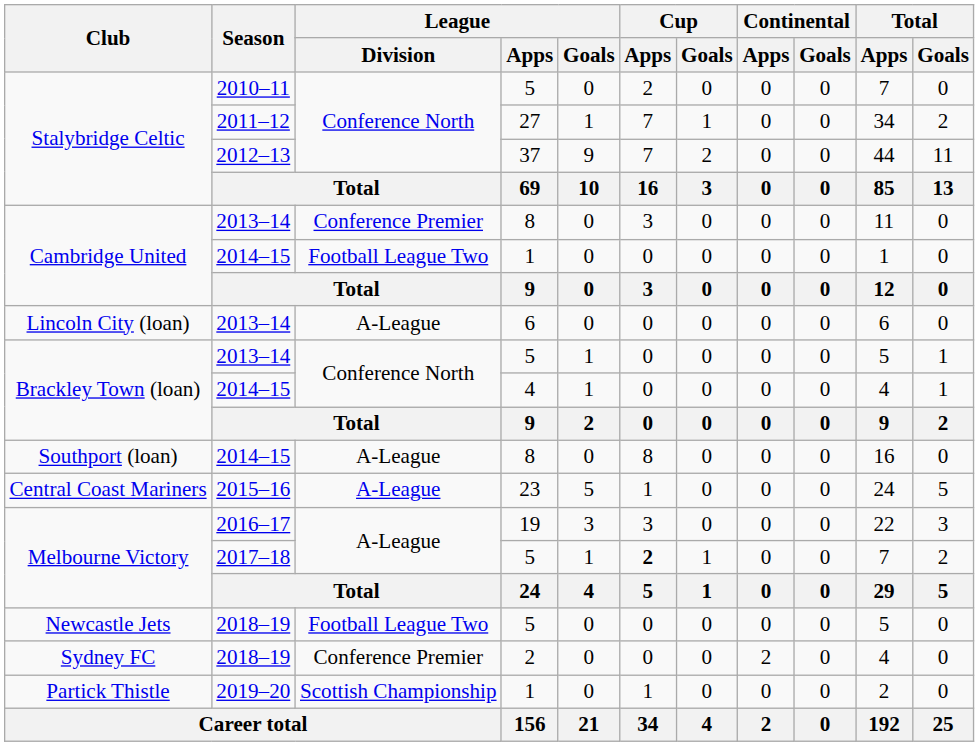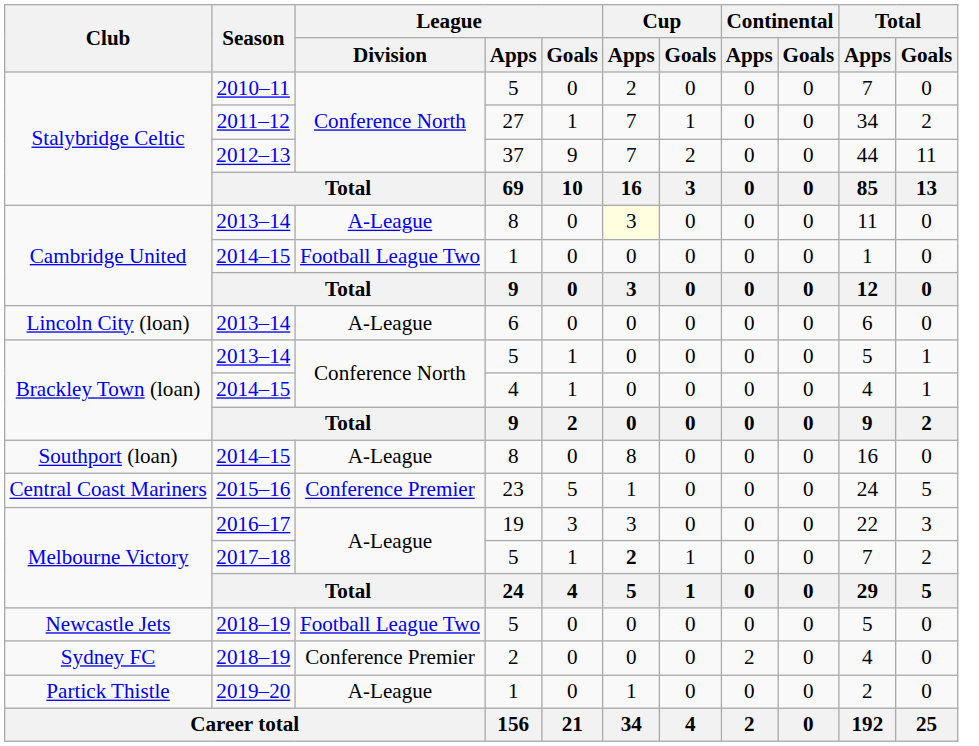(398, 222) Conference Premier -> (390, 222) A-League
(648, 222) no background -> (631, 222) lightyellow background
(398, 490) A-League -> (390, 490) Conference Premier
(398, 691) Scottish Championship -> (390, 691) A-League
